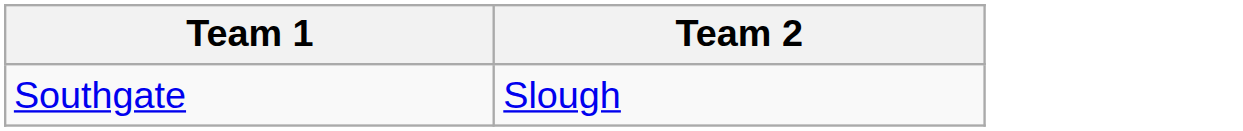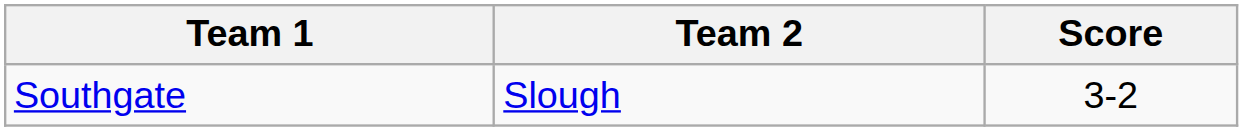+ column: (1111, 34)
